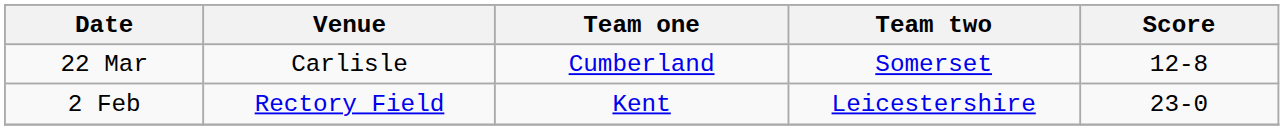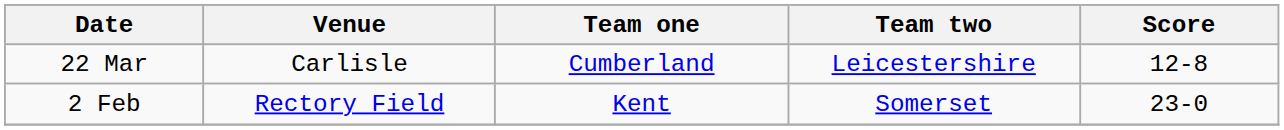(934, 64) Somerset -> (934, 64) Leicestershire
(934, 104) Leicestershire -> (934, 104) Somerset
